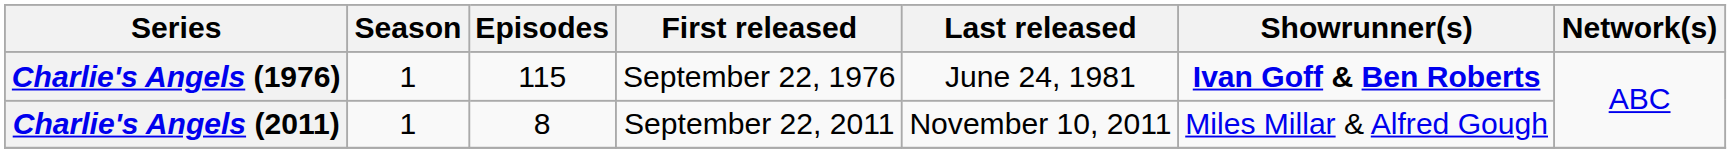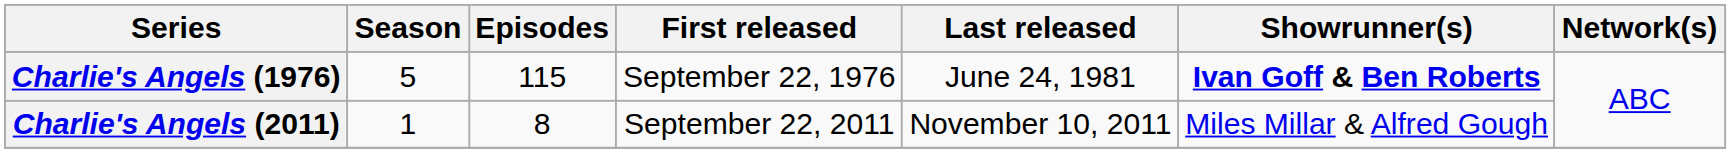(408, 76) 1 -> (408, 76) 5
